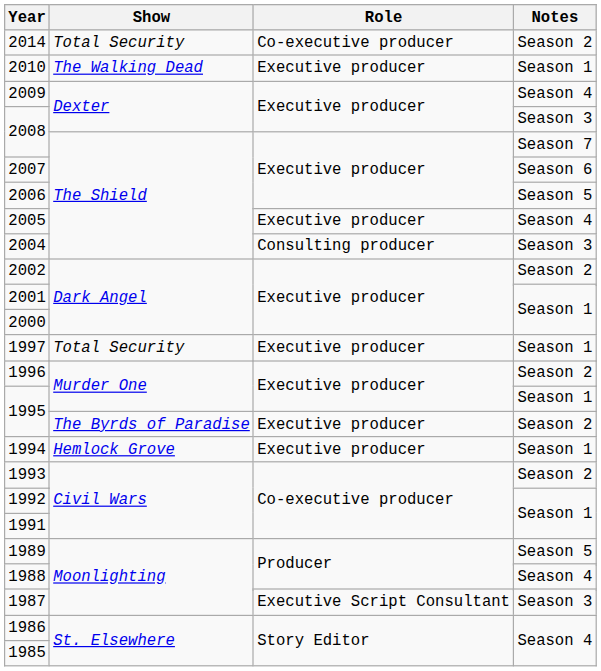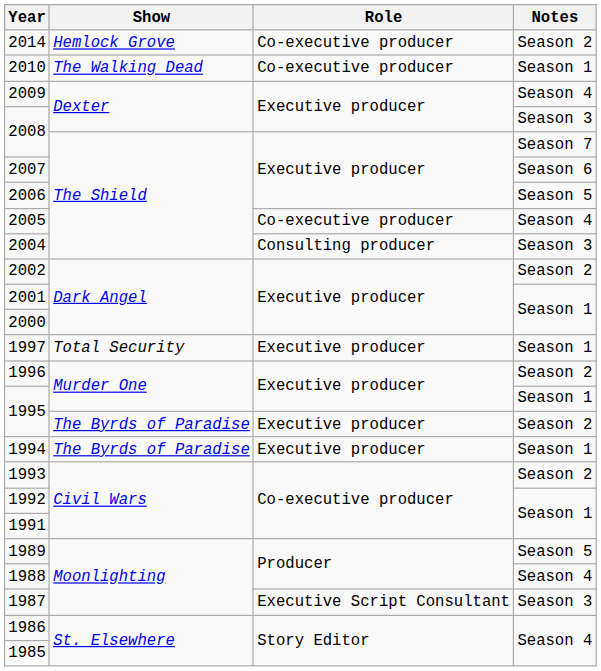(119, 43) Total Security -> (114, 43) Hemlock Grove
(341, 68) Executive producer -> (356, 68) Co-executive producer
(341, 221) Executive producer -> (356, 221) Co-executive producer
(114, 450) Hemlock Grove -> (151, 450) The Byrds of Paradise
